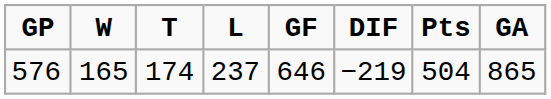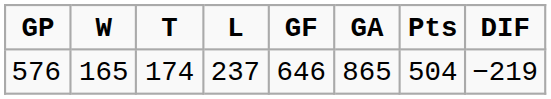columns swapped: (512, 27) <-> (374, 27)
